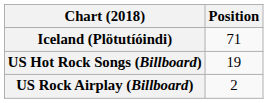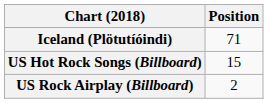(234, 62) 19 -> (234, 62) 15
